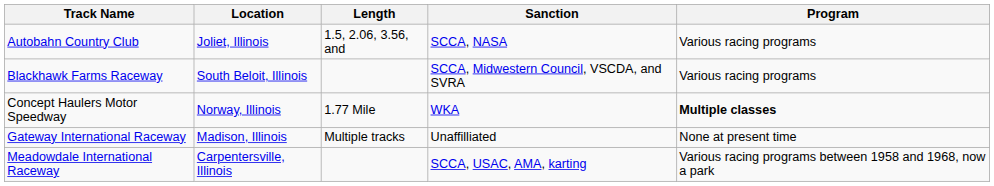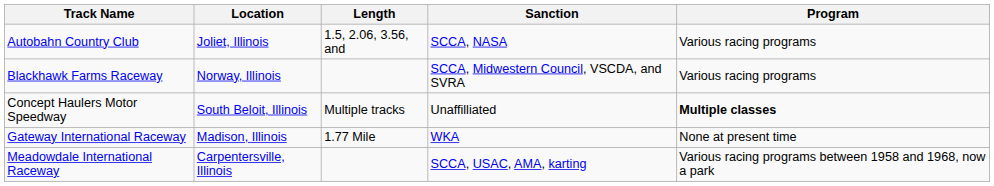(252, 75) South Beloit, Illinois -> (239, 75) Norway, Illinois
(239, 110) Norway, Illinois -> (252, 110) South Beloit, Illinois
(350, 110) 1.77 Mile -> (365, 110) Multiple tracks
(445, 110) WKA -> (463, 110) Unaffilliated
(365, 137) Multiple tracks -> (350, 137) 1.77 Mile
(463, 137) Unaffilliated -> (445, 137) WKA
